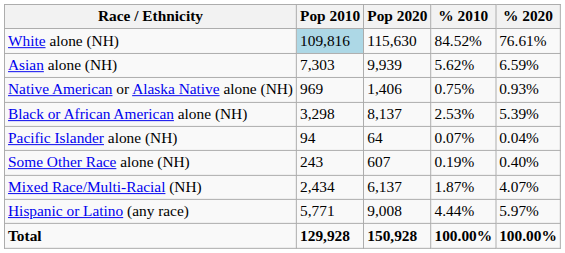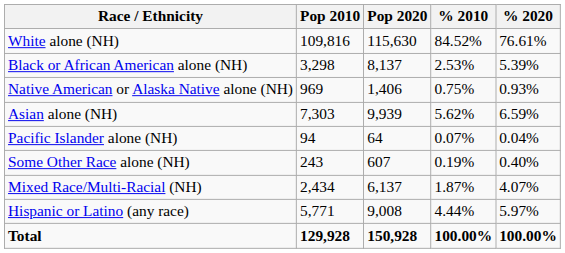(325, 41) lightblue background -> (325, 41) no background
rows swapped: (128, 114) <-> (63, 65)
